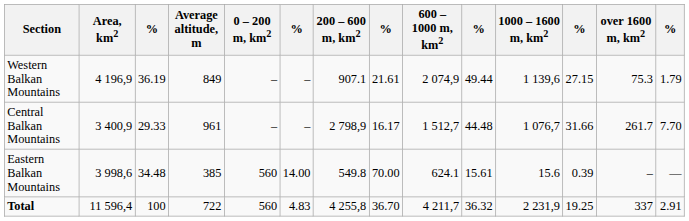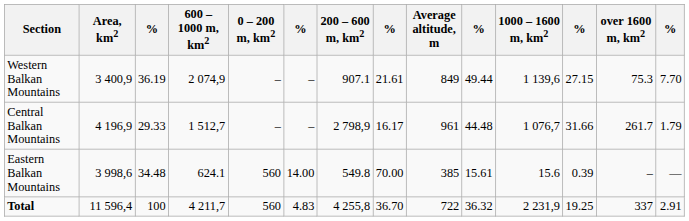columns swapped: (196, 29) <-> (432, 29)
(114, 78) 4 196,9 -> (114, 78) 3 400,9
(671, 78) 1.79 -> (671, 78) 7.70
(114, 125) 3 400,9 -> (114, 125) 4 196,9
(671, 125) 7.70 -> (671, 125) 1.79
